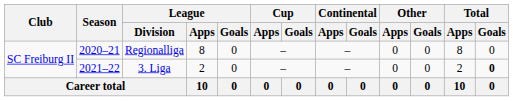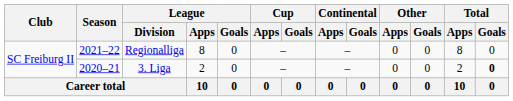(99, 50) 2020–21 -> (99, 50) 2021–22
(99, 68) 2021–22 -> (99, 68) 2020–21
